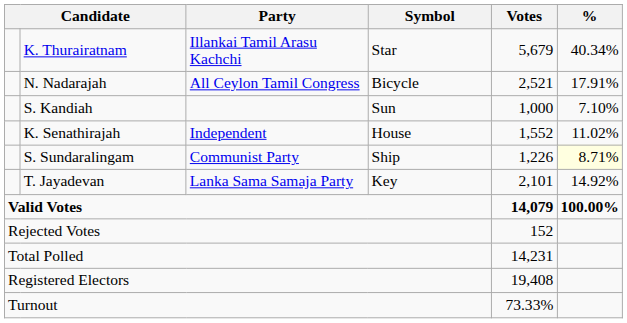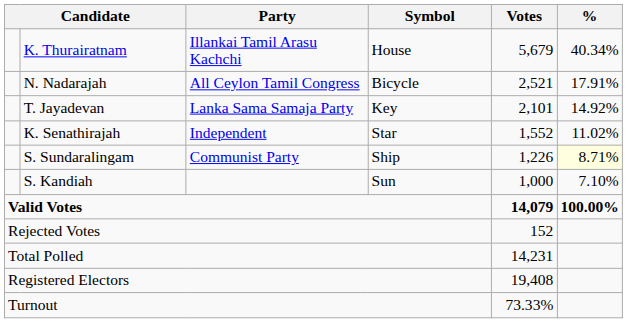(384, 50) Star -> (391, 50) House
rows swapped: (64, 181) <-> (58, 108)
(391, 132) House -> (384, 132) Star
